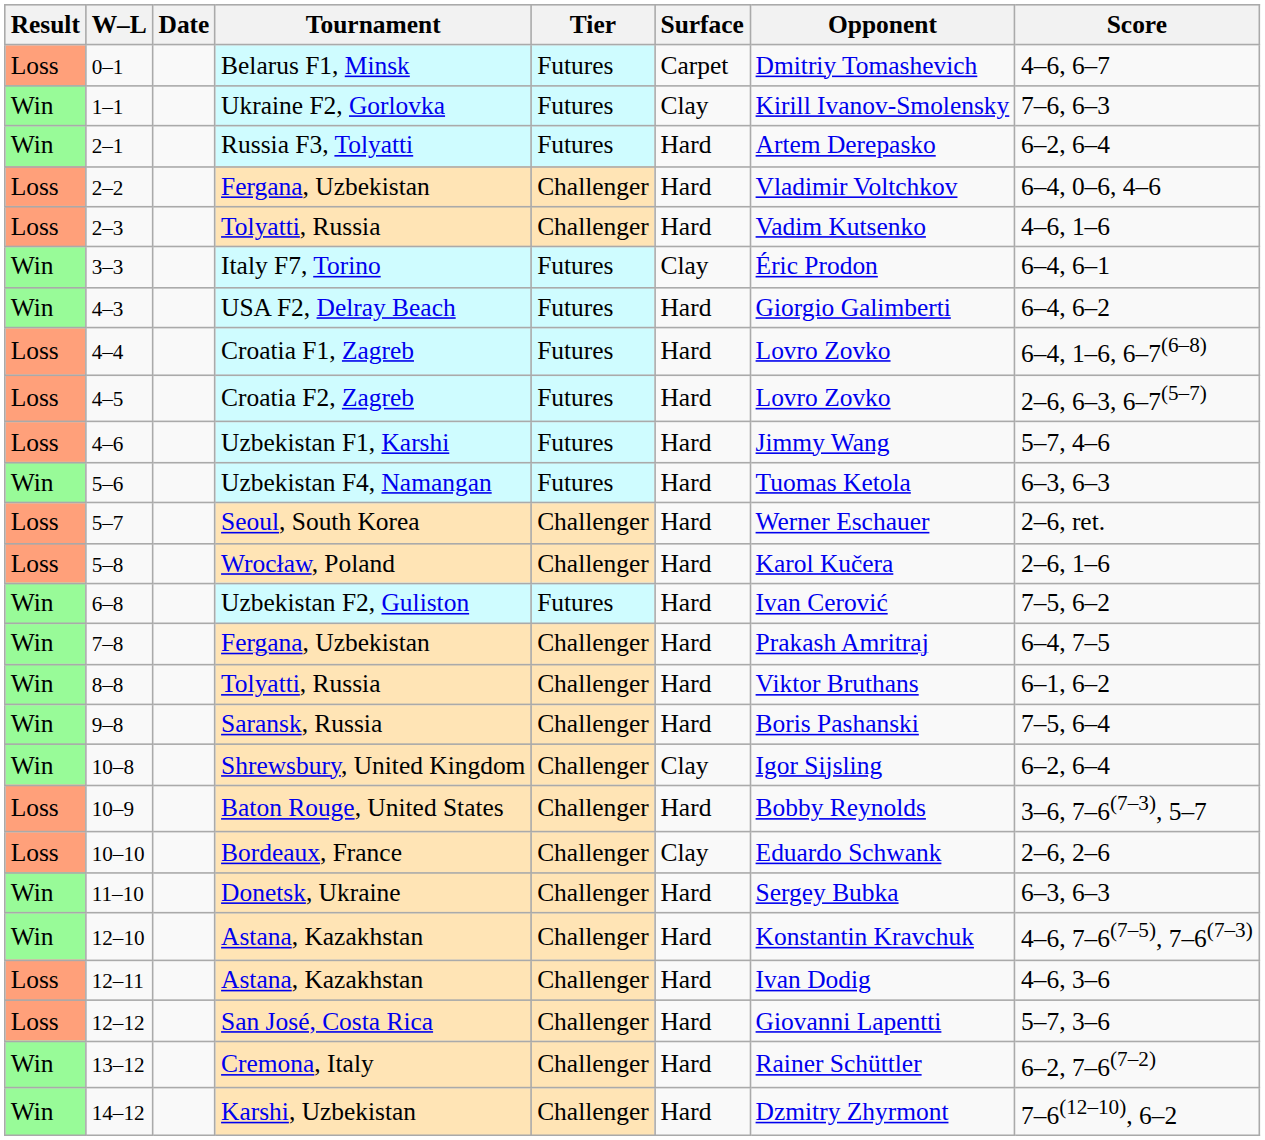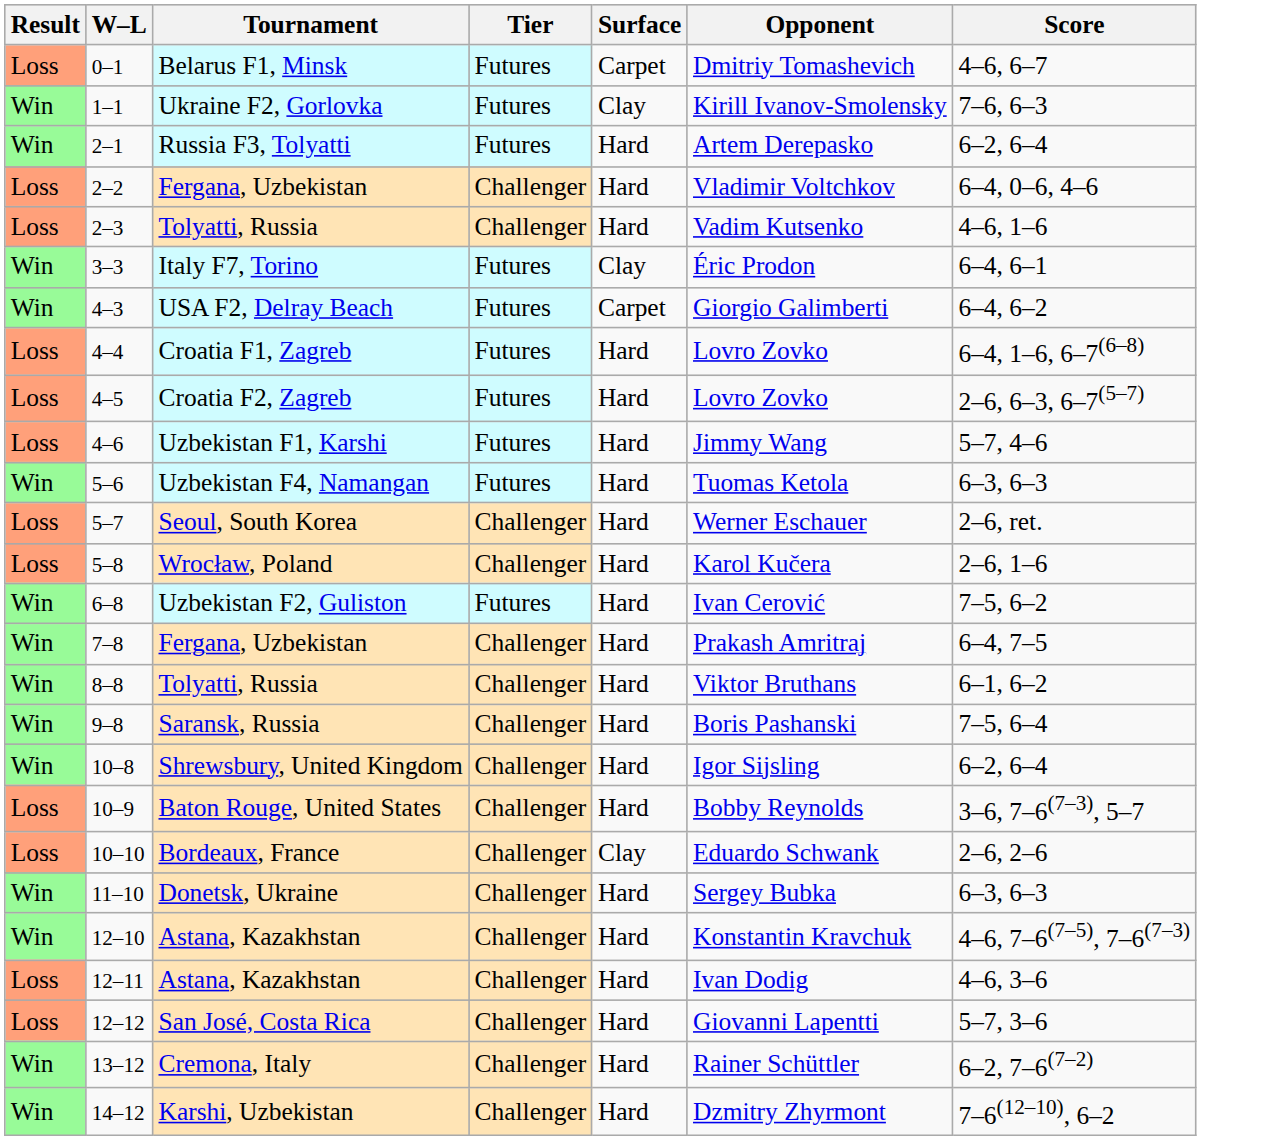- column: (184, 24)
(686, 307) Hard -> (632, 307) Carpet
(685, 764) Clay -> (623, 764) Hard
